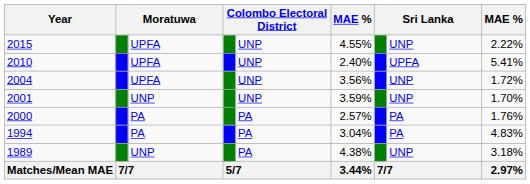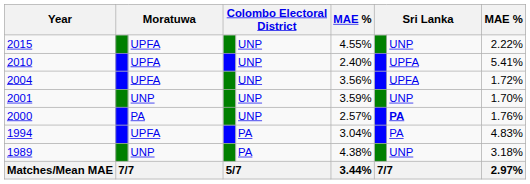(401, 80) UNP -> (404, 80) UPFA
(245, 116) PA -> (250, 116) UNP
(396, 116) normal -> (397, 116) bold
(138, 134) PA -> (145, 134) UPFA
